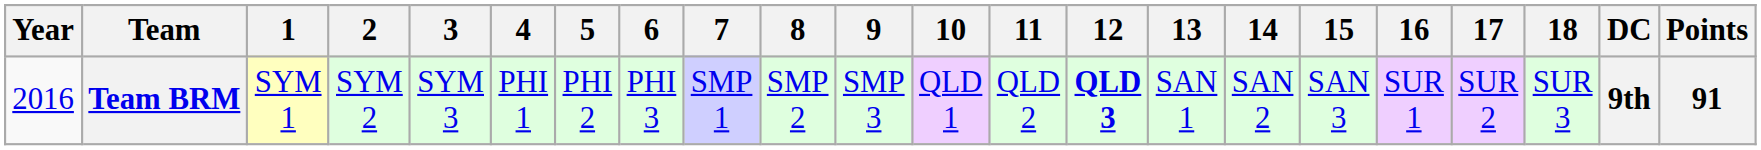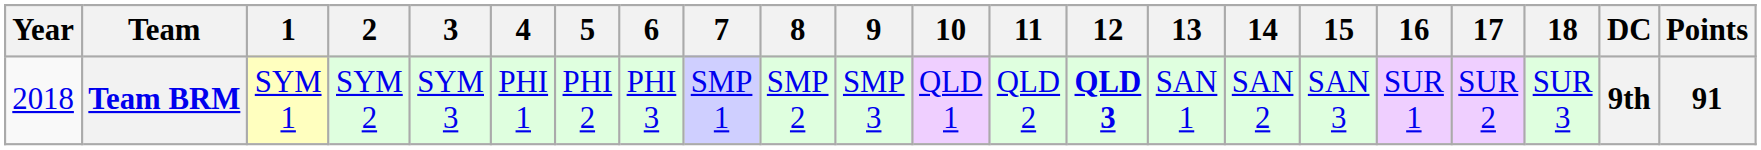(43, 99) 2016 -> (43, 99) 2018
